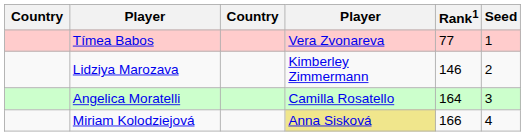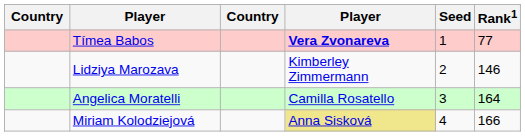columns swapped: (459, 17) <-> (501, 17)
(336, 40) normal -> (339, 40) bold
